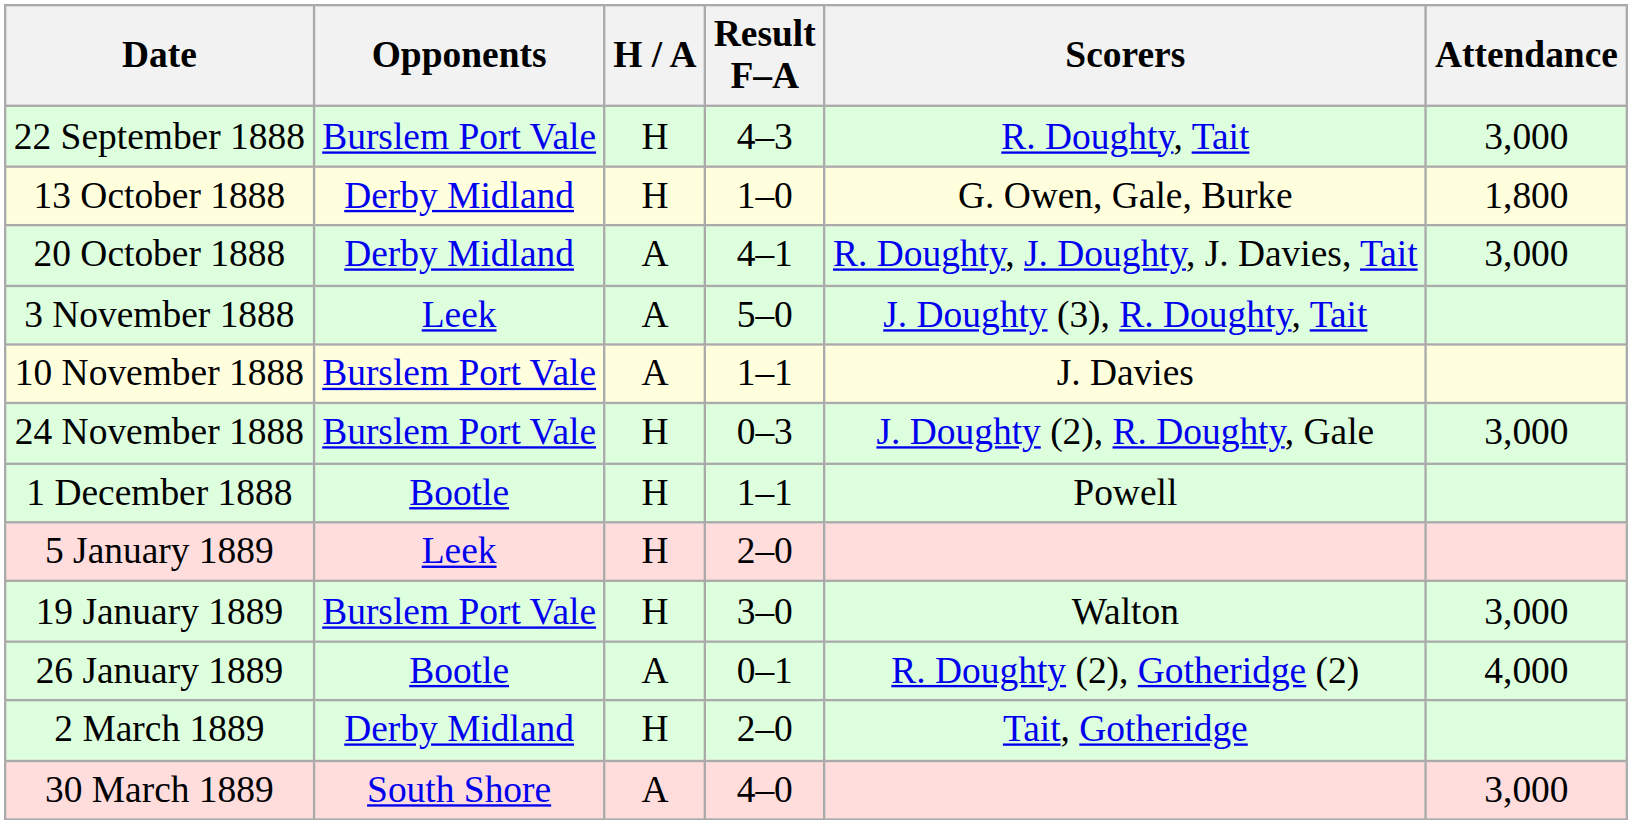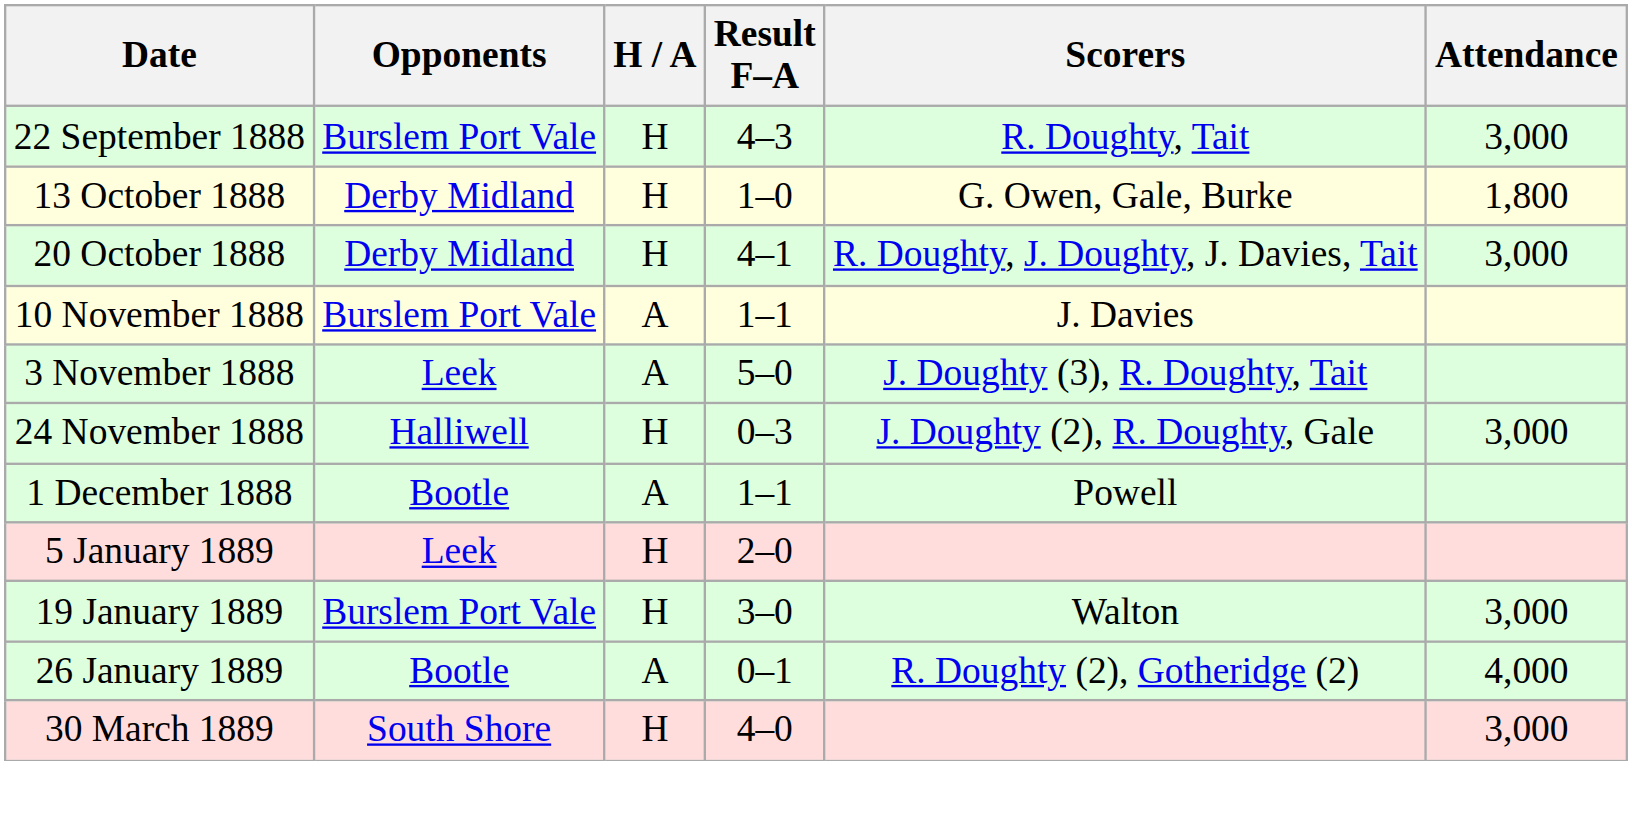(655, 254) A -> (655, 254) H
rows swapped: (159, 313) <-> (159, 373)
(459, 432) Burslem Port Vale -> (459, 432) Halliwell
(655, 491) H -> (655, 491) A
- row: (159, 729)
(655, 788) A -> (655, 729) H
